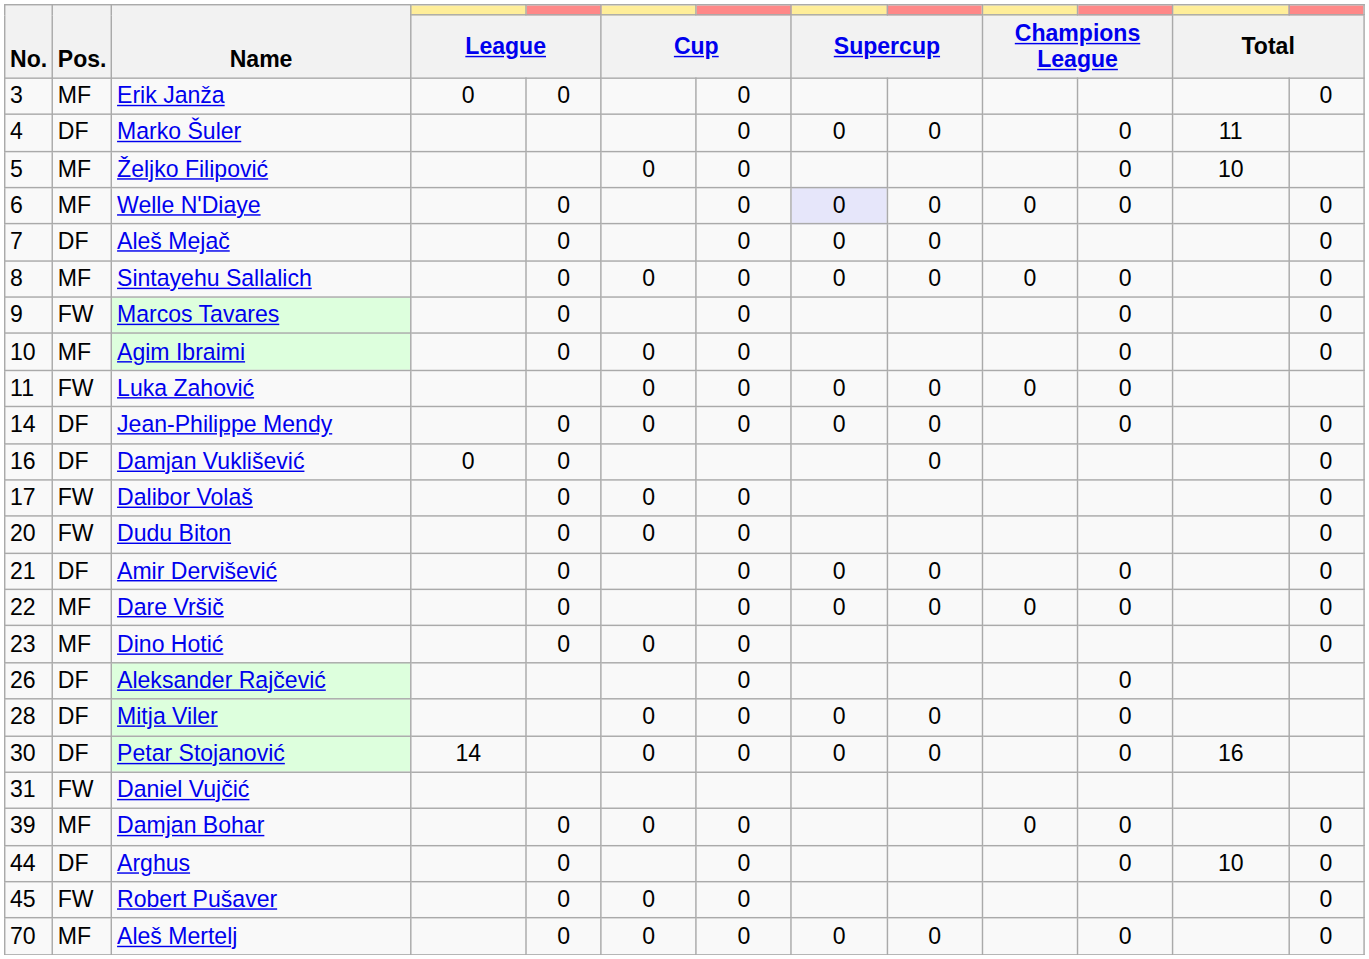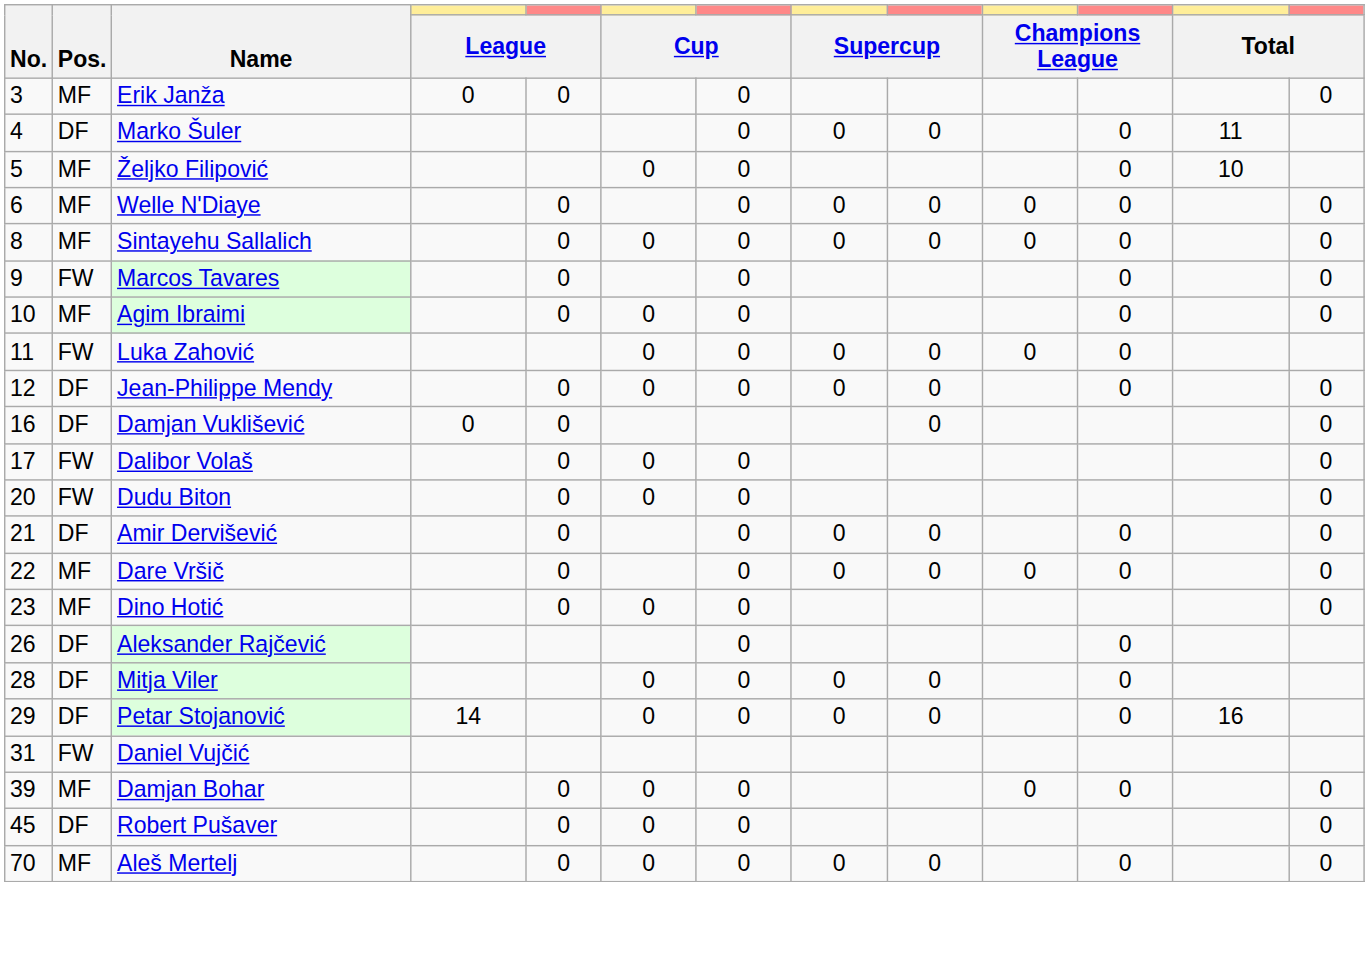(839, 205) lavender background -> (839, 205) no background
- row: (173, 242)
(23, 424) 14 -> (23, 388) 12
(23, 753) 30 -> (23, 717) 29
- row: (154, 863)
(76, 899) FW -> (73, 826) DF
